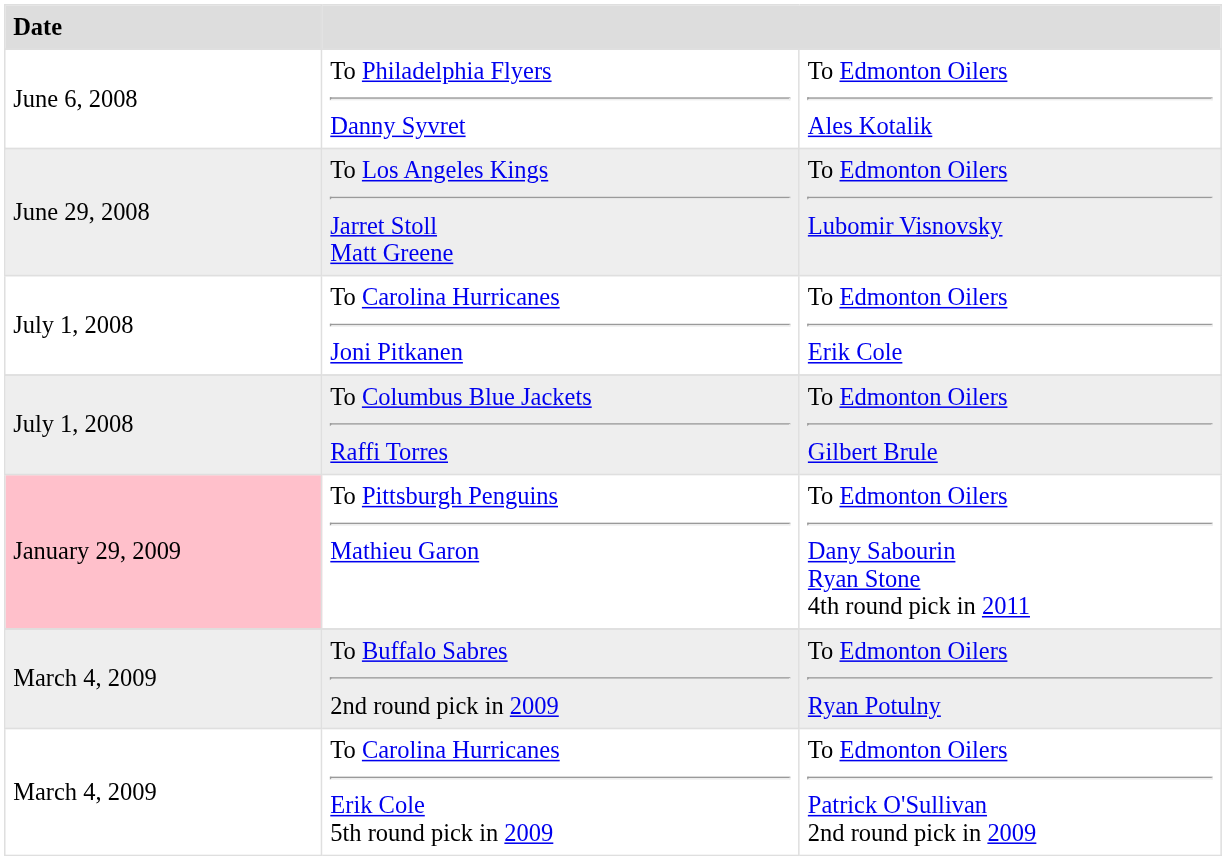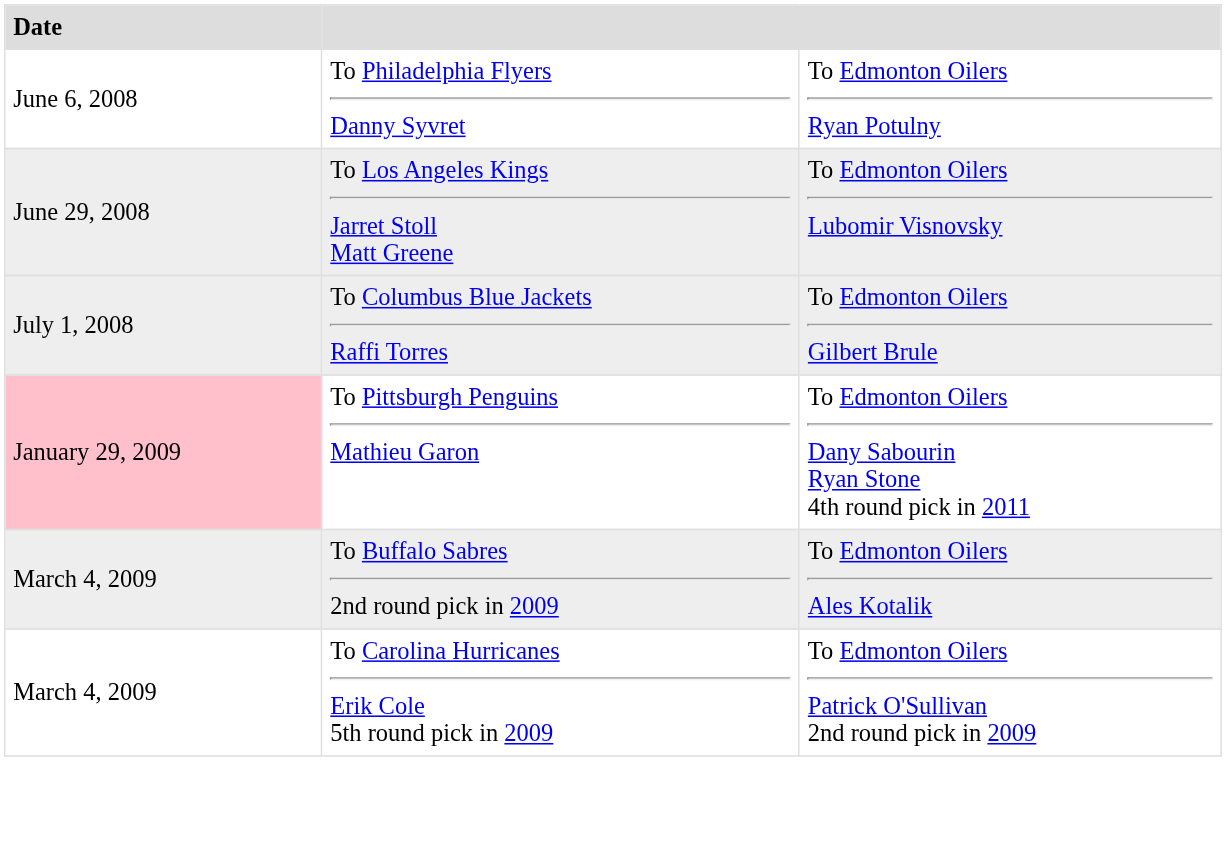(1010, 98) To Edmonton Oilers Ales Kotalik -> (1010, 98) To Edmonton Oilers Ryan Potulny
- row: (561, 325)
(1010, 678) To Edmonton Oilers Ryan Potulny -> (1010, 579) To Edmonton Oilers Ales Kotalik
